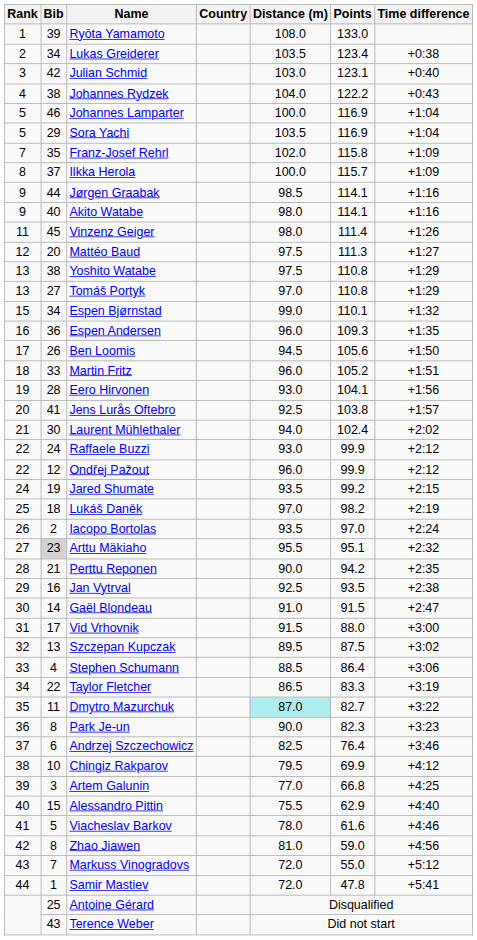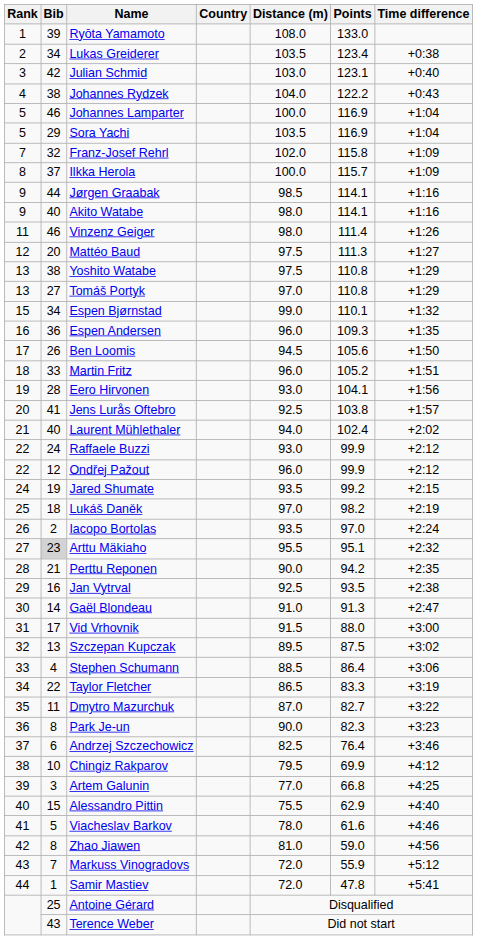(54, 152) 35 -> (54, 152) 32
(54, 232) 45 -> (54, 232) 46
(54, 430) 30 -> (54, 430) 40
(353, 608) 91.5 -> (353, 608) 91.3
(290, 707) paleturquoise background -> (290, 707) no background
(353, 865) 55.0 -> (353, 865) 55.9
